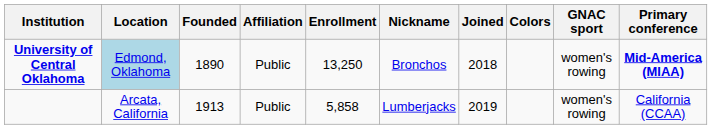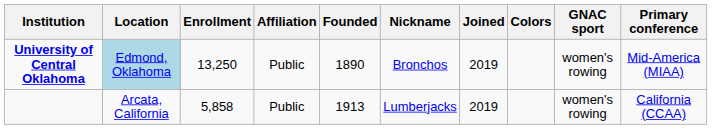columns swapped: (210, 22) <-> (343, 22)
(483, 64) 2018 -> (484, 64) 2019
(663, 64) bold -> (664, 64) normal
